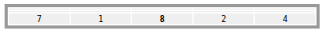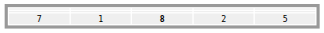(285, 19) 4 -> (285, 19) 5
